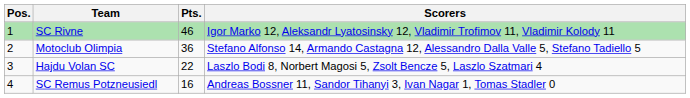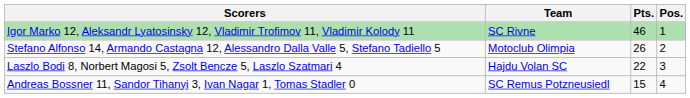columns swapped: (19, 13) <-> (445, 13)
(187, 48) 36 -> (639, 48) 26
(187, 84) 16 -> (639, 84) 15
